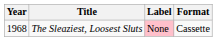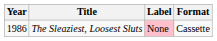(17, 28) 1968 -> (17, 28) 1986
